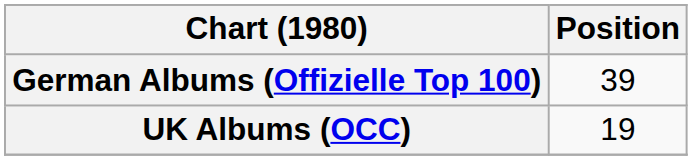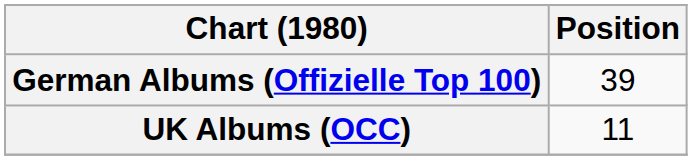(618, 129) 19 -> (618, 129) 11
